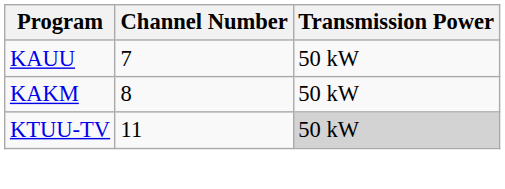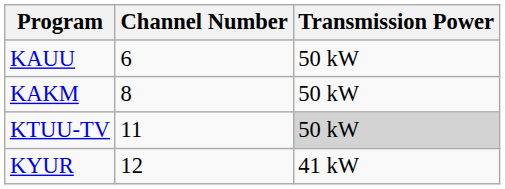(126, 58) 7 -> (126, 58) 6
+ row: (42, 165)
